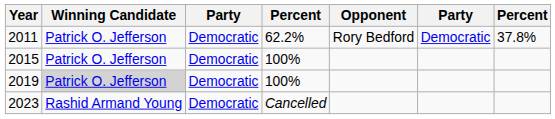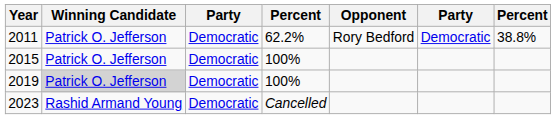(517, 37) 37.8% -> (517, 37) 38.8%
